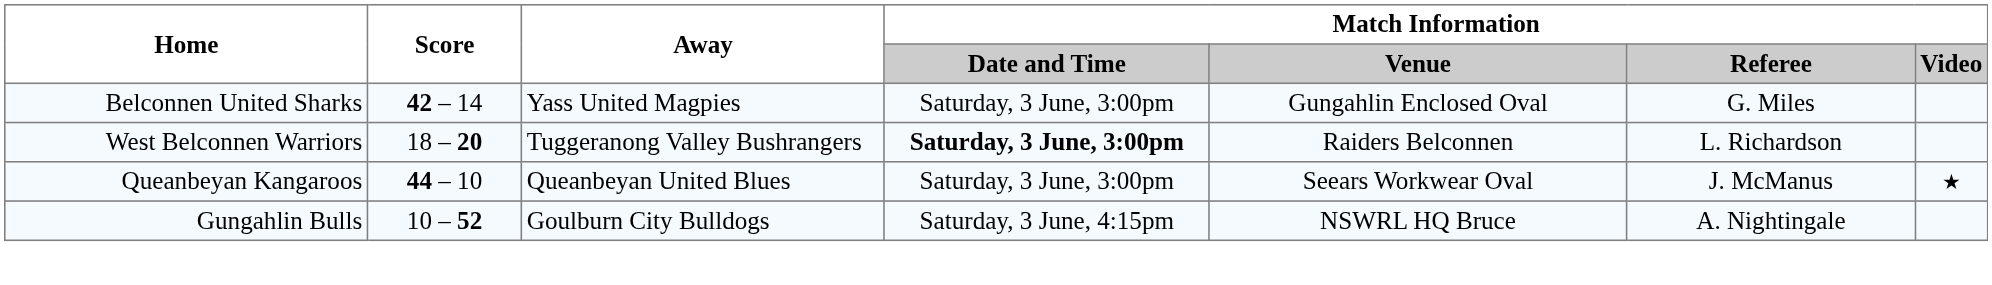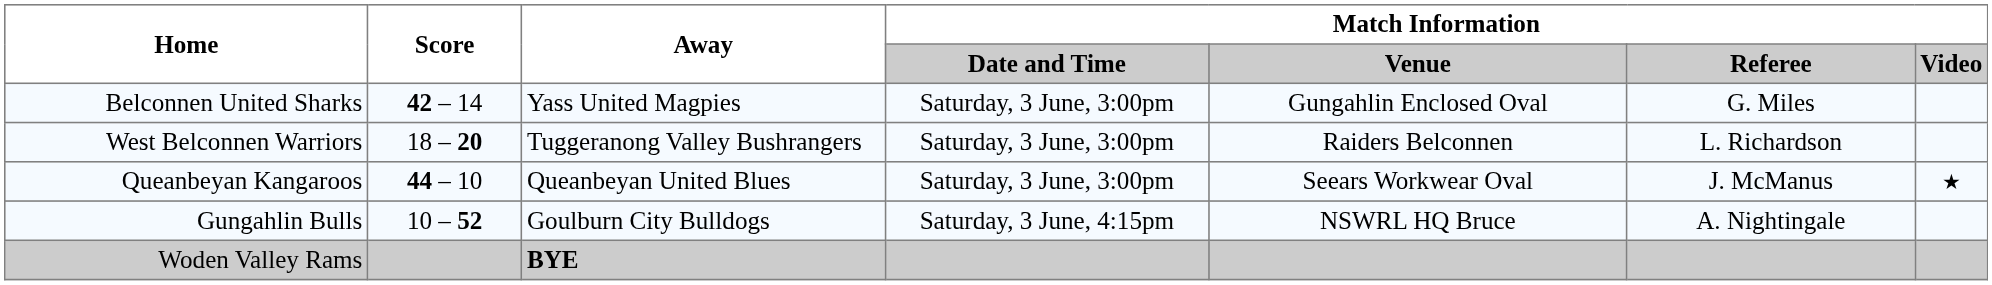(1047, 141) bold -> (1047, 141) normal
+ row: (260, 259)
